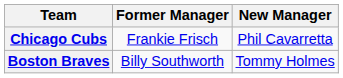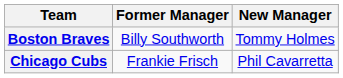rows swapped: (59, 61) <-> (59, 38)
